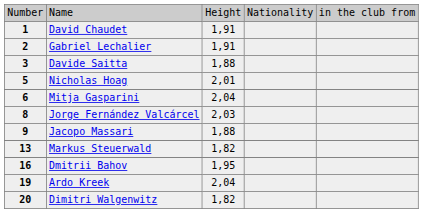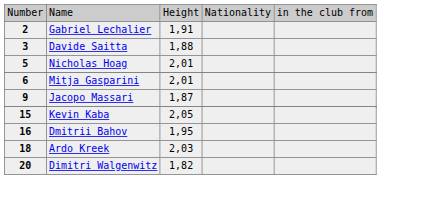- row: (88, 30)
(223, 98) 2,04 -> (181, 81) 2,01
- row: (124, 115)
(223, 132) 1,88 -> (181, 98) 1,87
- row: (100, 149)
+ row: (79, 115)
(25, 183) 19 -> (25, 149) 18
(223, 183) 2,04 -> (181, 149) 2,03
